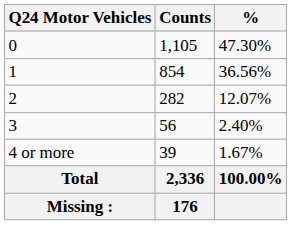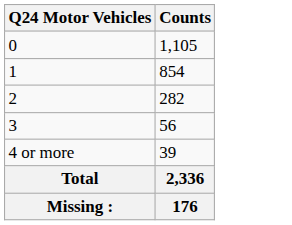- column: (251, 17)
